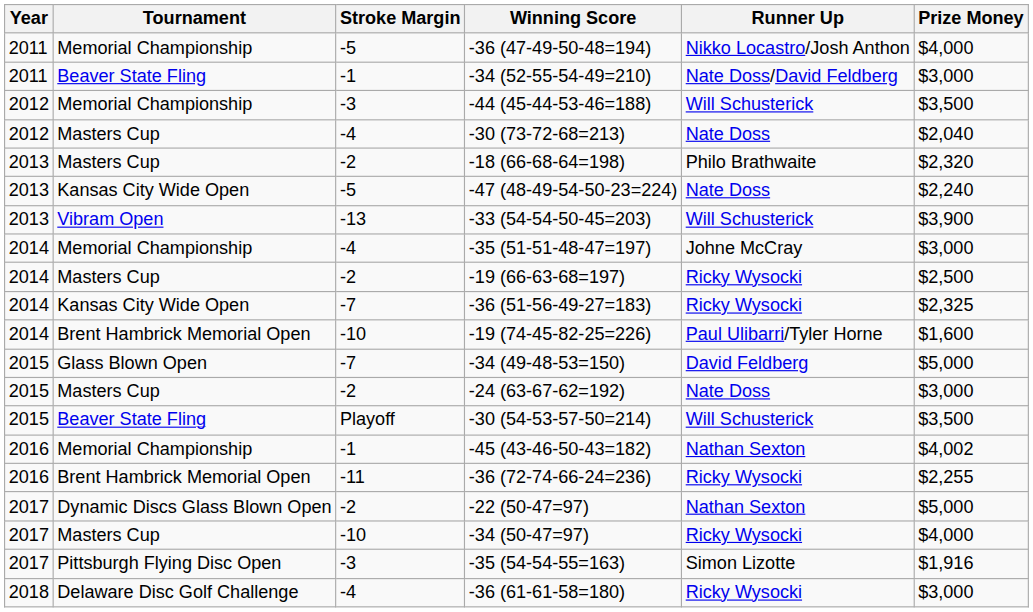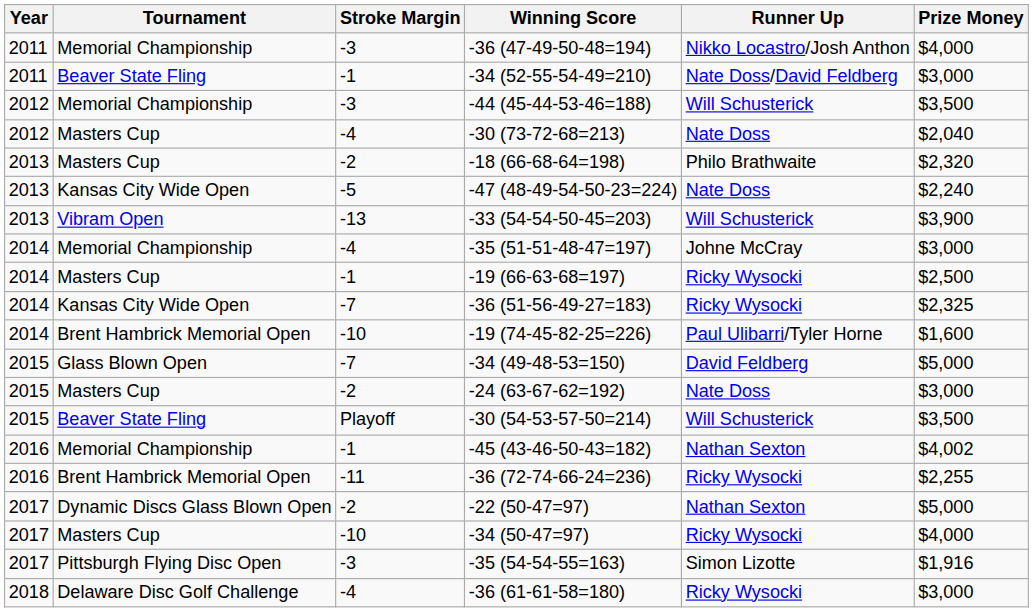(348, 47) -5 -> (348, 47) -3
(348, 276) -2 -> (348, 276) -1
